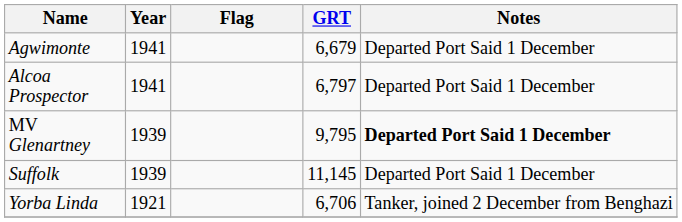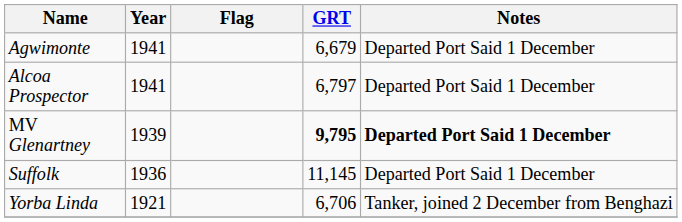(336, 135) normal -> (336, 135) bold
(148, 174) 1939 -> (148, 174) 1936
